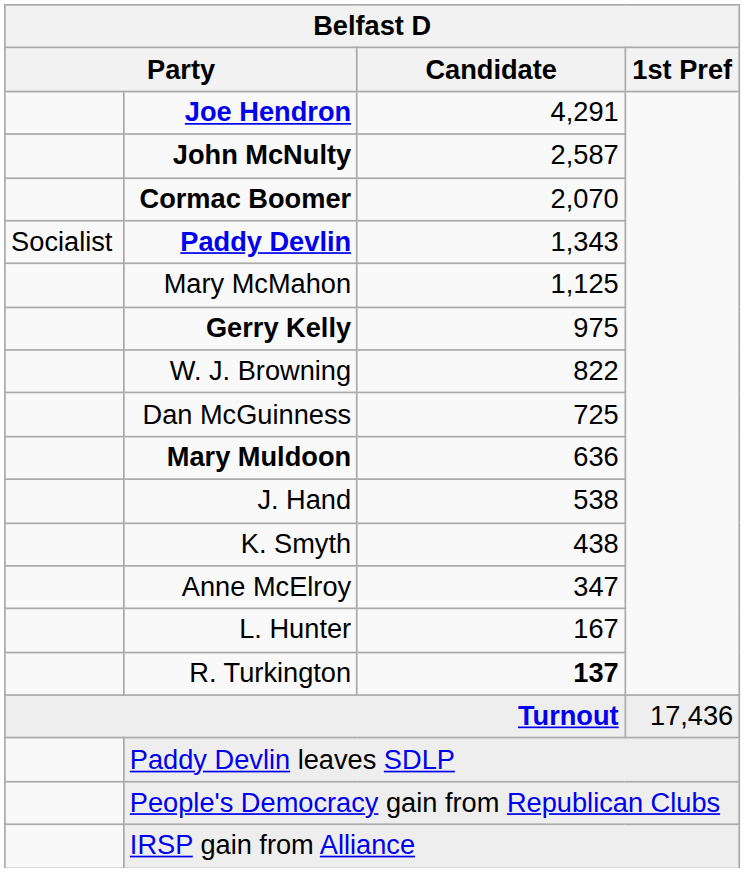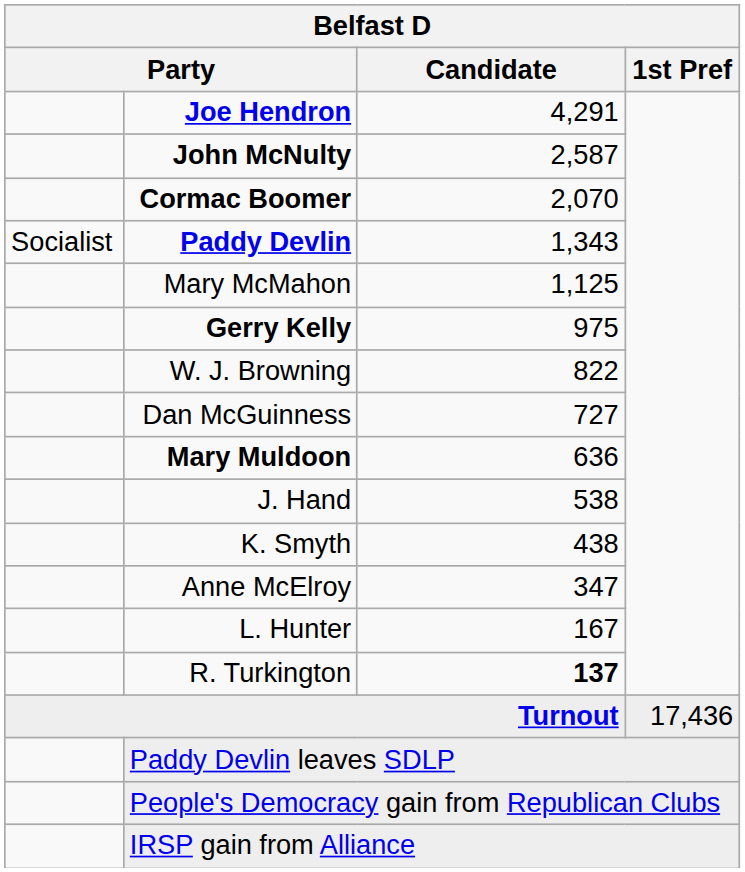(596, 414) 725 -> (596, 414) 727
